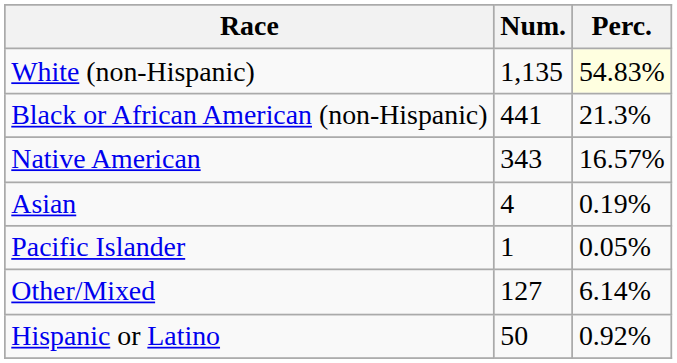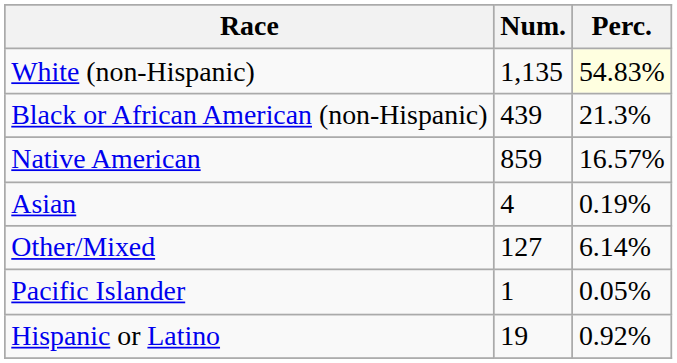(521, 114) 441 -> (521, 114) 439
(521, 159) 343 -> (521, 159) 859
rows swapped: (98, 247) <-> (83, 291)
(514, 335) 50 -> (514, 335) 19
